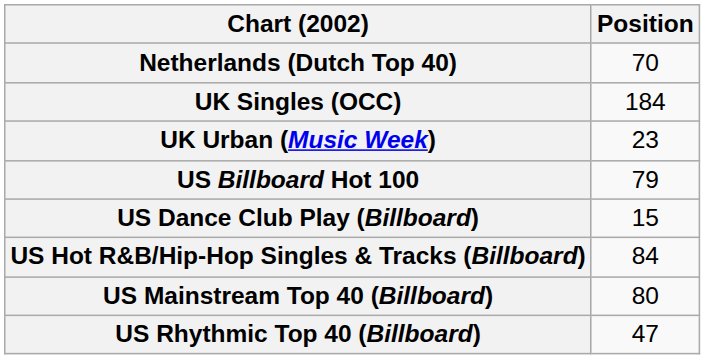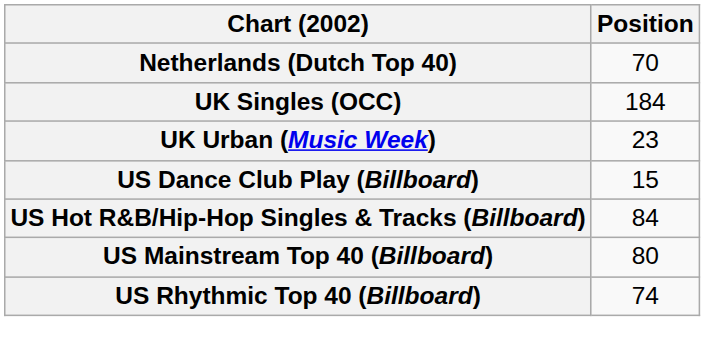- row: (298, 179)
(645, 334) 47 -> (645, 295) 74
